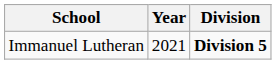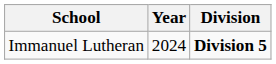(169, 45) 2021 -> (169, 45) 2024
